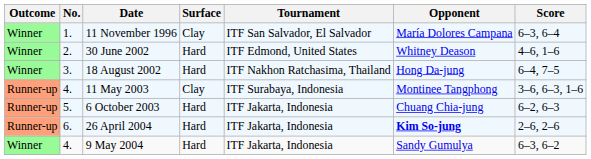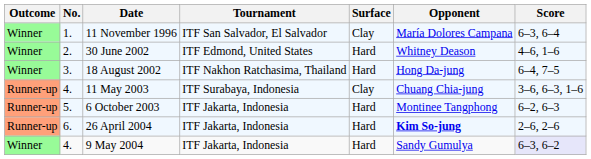columns swapped: (309, 13) <-> (202, 13)
(447, 88) Montinee Tangphong -> (440, 88) Chuang Chia-jung
(440, 107) Chuang Chia-jung -> (447, 107) Montinee Tangphong
(539, 145) no background -> (539, 145) lavender background
